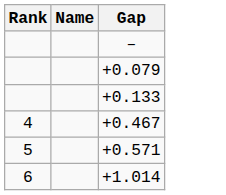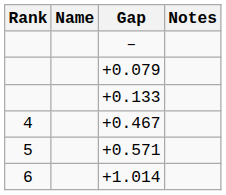+ column: (193, 18)
